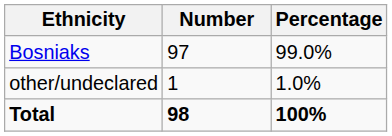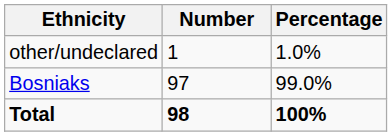rows swapped: (49, 51) <-> (84, 83)
